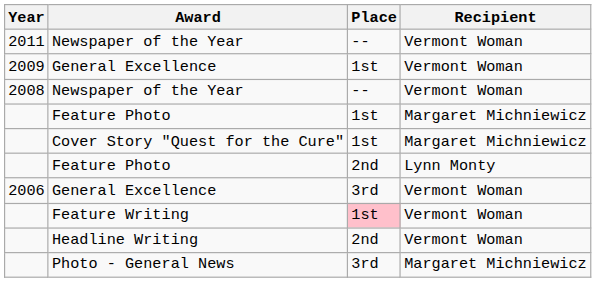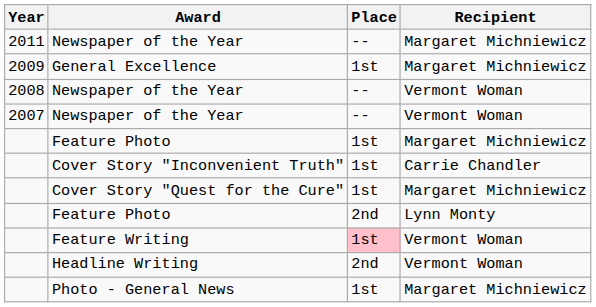(464, 42) Vermont Woman -> (495, 42) Margaret Michniewicz
(464, 67) Vermont Woman -> (495, 67) Margaret Michniewicz
+ row: (26, 116)
+ row: (26, 166)
- row: (26, 191)
(365, 265) 3rd -> (365, 290) 1st
